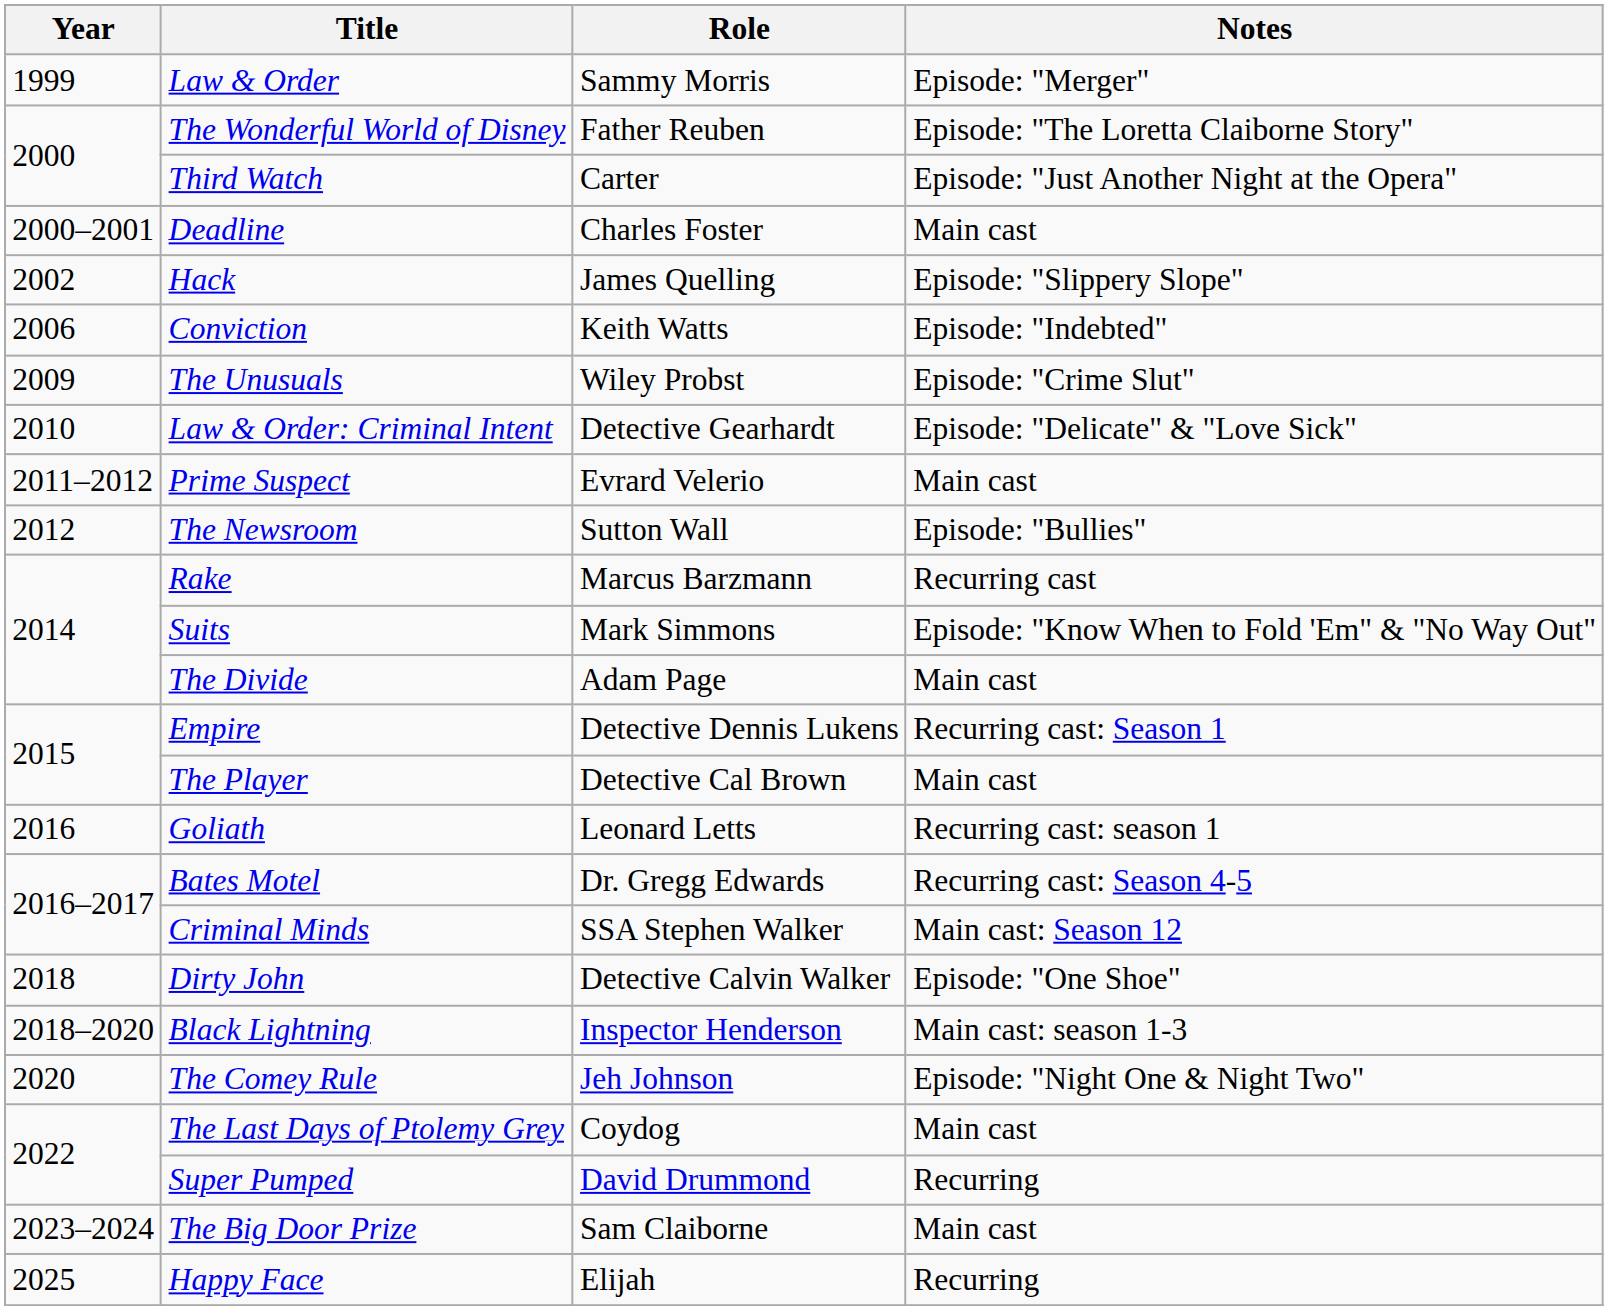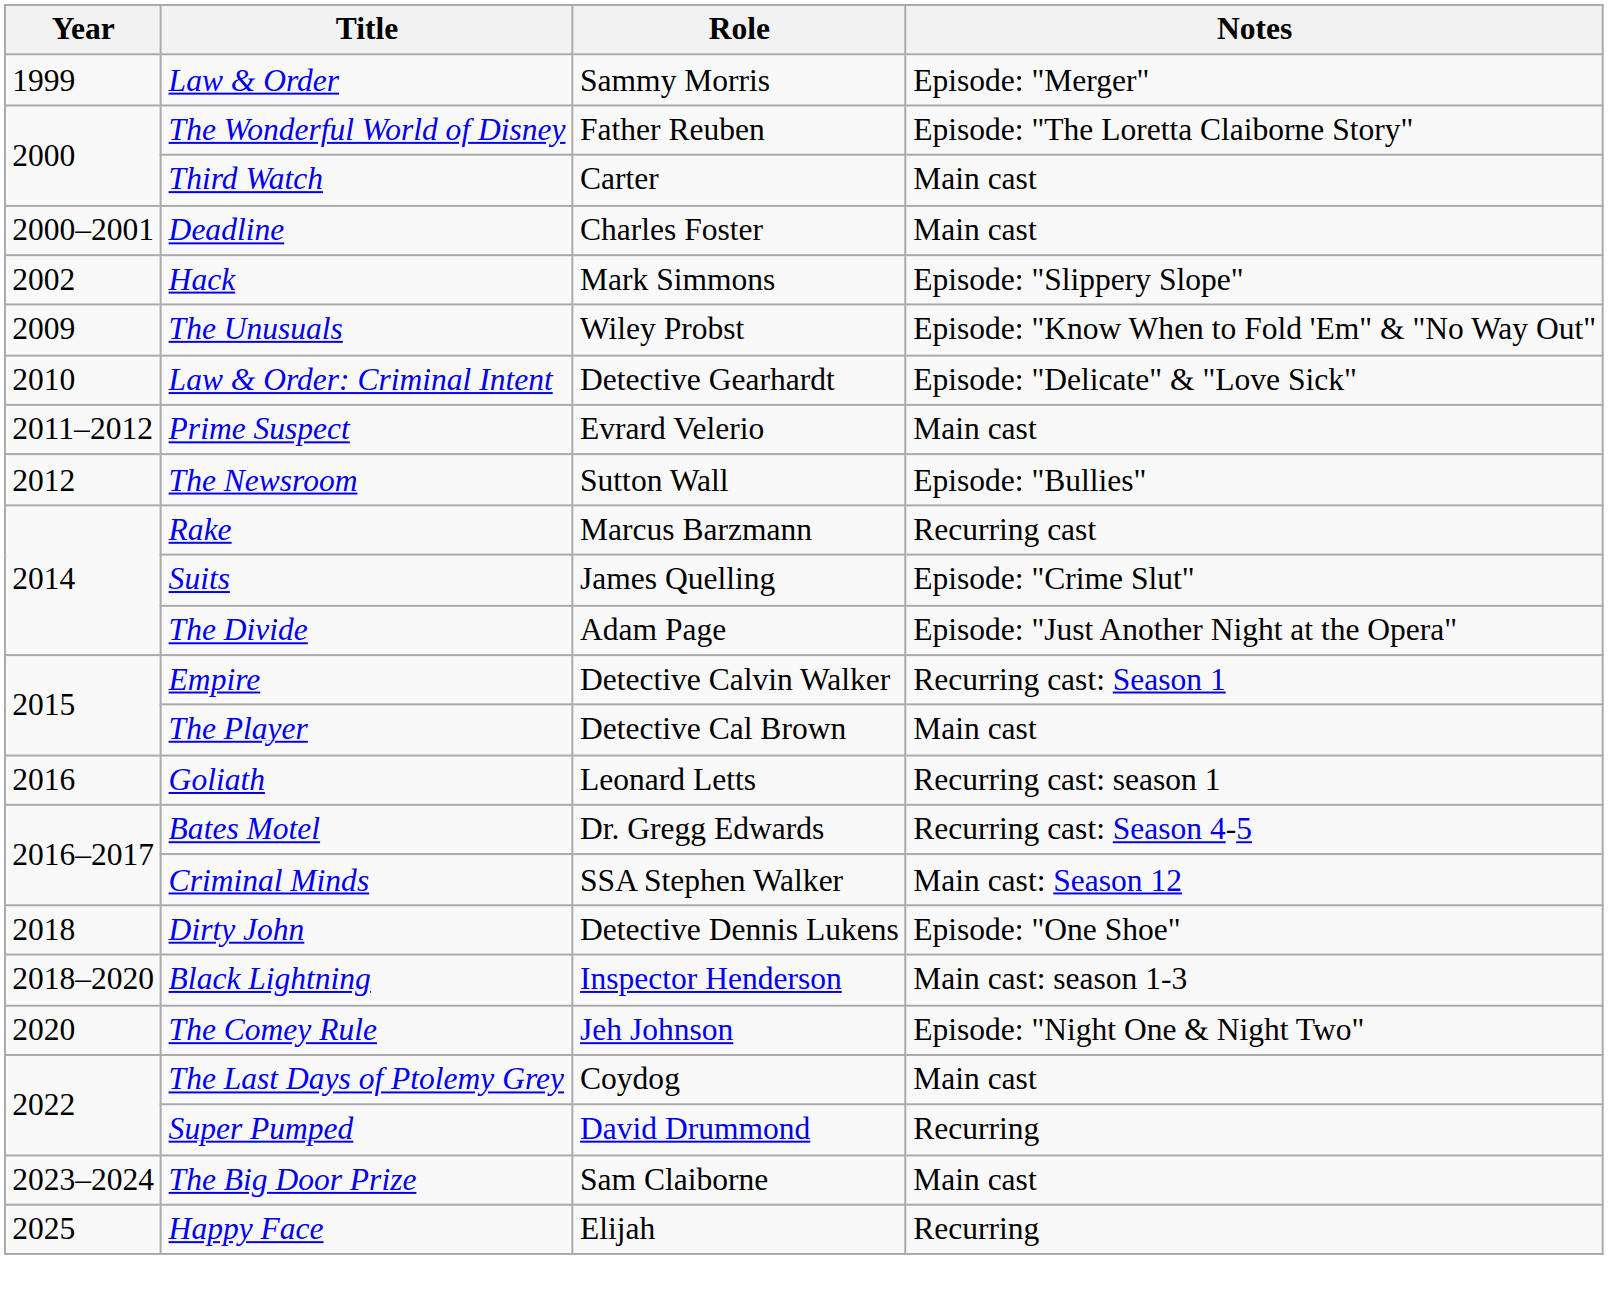(1185, 179) Episode: "Just Another Night at the Opera" -> (975, 179) Main cast
(678, 279) James Quelling -> (678, 279) Mark Simmons
- row: (238, 329)
(1054, 379) Episode: "Crime Slut" -> (1255, 329) Episode: "Know When to Fold 'Em" & "No Way Out"
(678, 629) Mark Simmons -> (678, 579) James Quelling
(1255, 629) Episode: "Know When to Fold 'Em" & "No Way Out" -> (1054, 579) Episode: "Crime Slut"
(975, 679) Main cast -> (1185, 629) Episode: "Just Another Night at the Opera"
(739, 729) Detective Dennis Lukens -> (735, 679) Detective Calvin Walker
(735, 979) Detective Calvin Walker -> (739, 929) Detective Dennis Lukens
